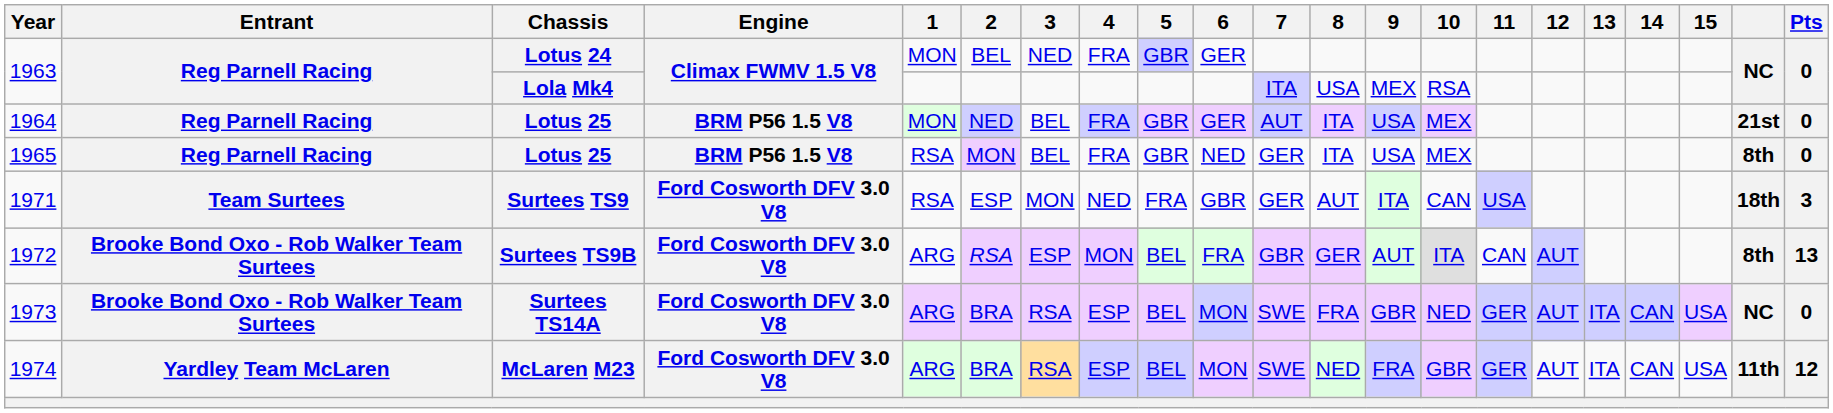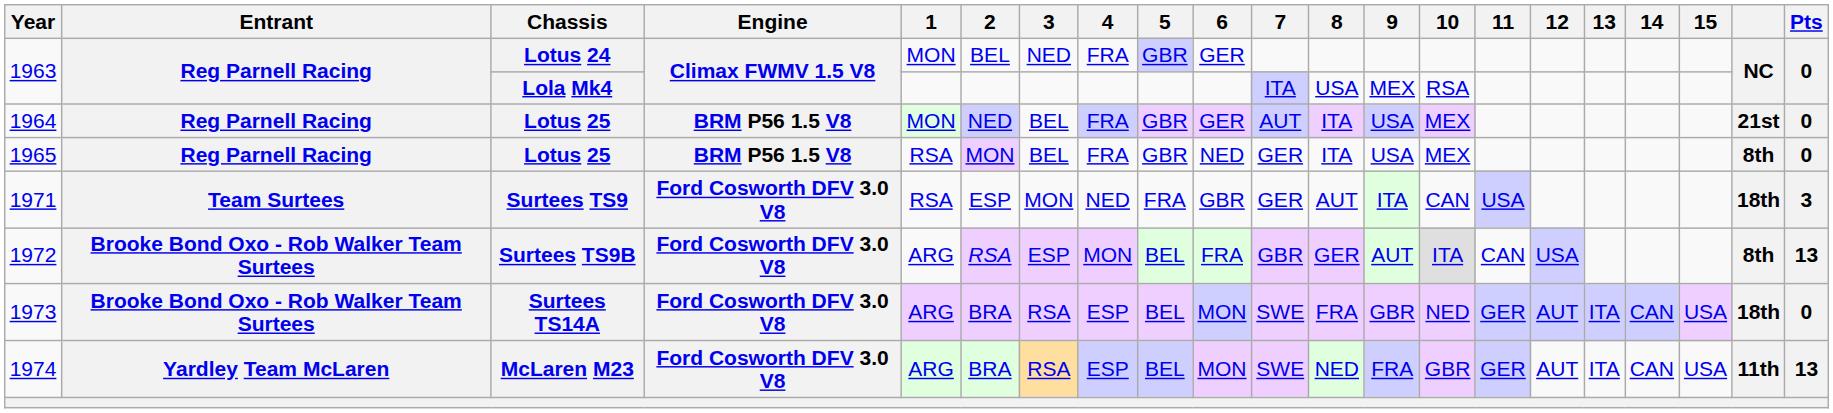(1558, 256) AUT -> (1557, 256) USA
(1759, 313) NC -> (1759, 313) 18th
(1806, 369) 12 -> (1806, 369) 13
